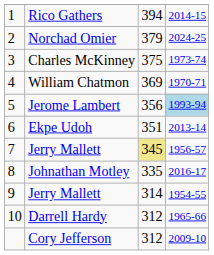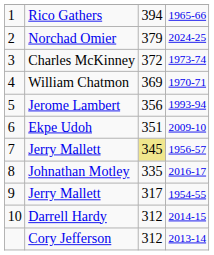(187, 15) 2014-15 -> (187, 15) 1965-66
(152, 60) 375 -> (152, 60) 372
(187, 104) lightblue background -> (187, 104) no background
(187, 127) 2013-14 -> (187, 127) 2009-10
(152, 194) 314 -> (152, 194) 317
(187, 216) 1965-66 -> (187, 216) 2014-15
(187, 238) 2009-10 -> (187, 238) 2013-14
